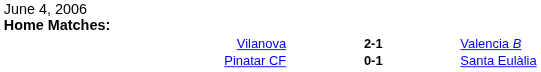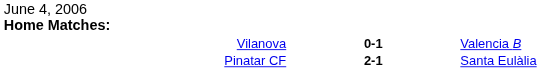(373, 44) 2-1 -> (373, 44) 0-1
(373, 61) 0-1 -> (373, 61) 2-1
